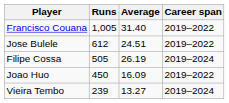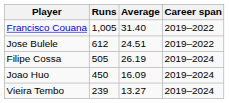(189, 75) 2019–2022 -> (189, 75) 2019–2024
